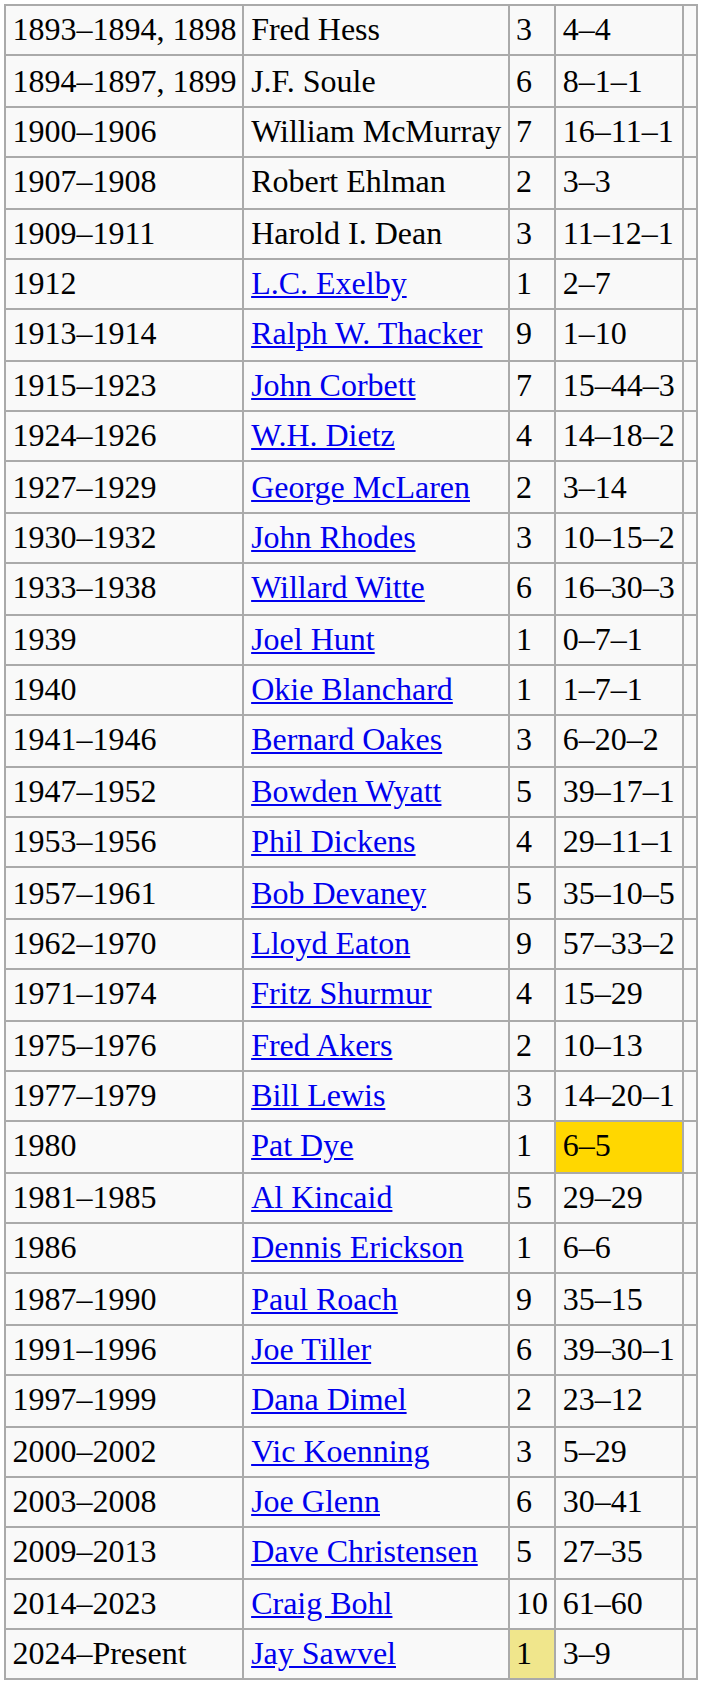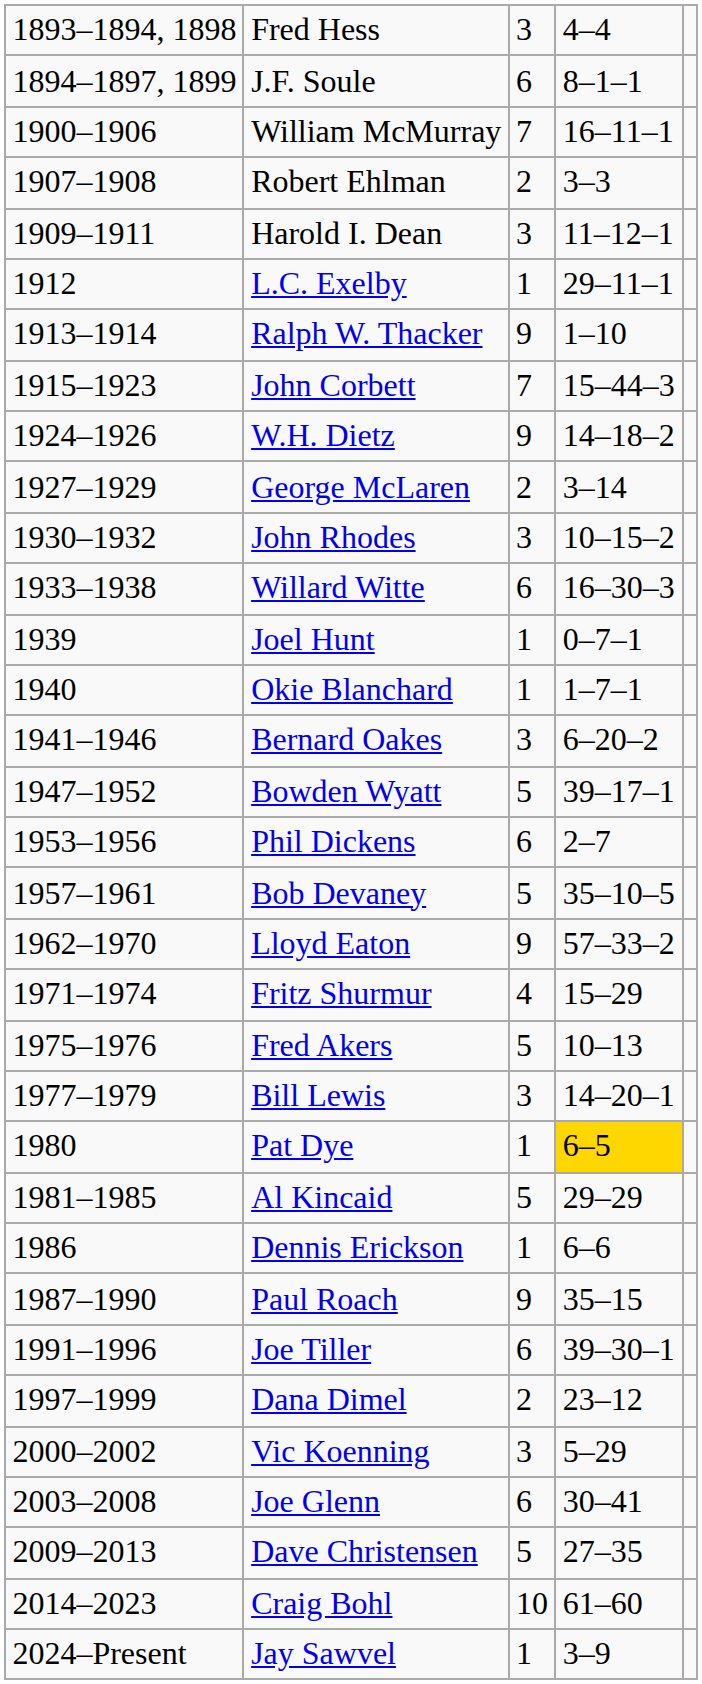(587, 283) 2–7 -> (618, 283) 29–11–1
(524, 435) 4 -> (524, 435) 9
(524, 841) 4 -> (524, 841) 6
(618, 841) 29–11–1 -> (587, 841) 2–7
(524, 1044) 2 -> (524, 1044) 5
(524, 1653) khaki background -> (524, 1653) no background
